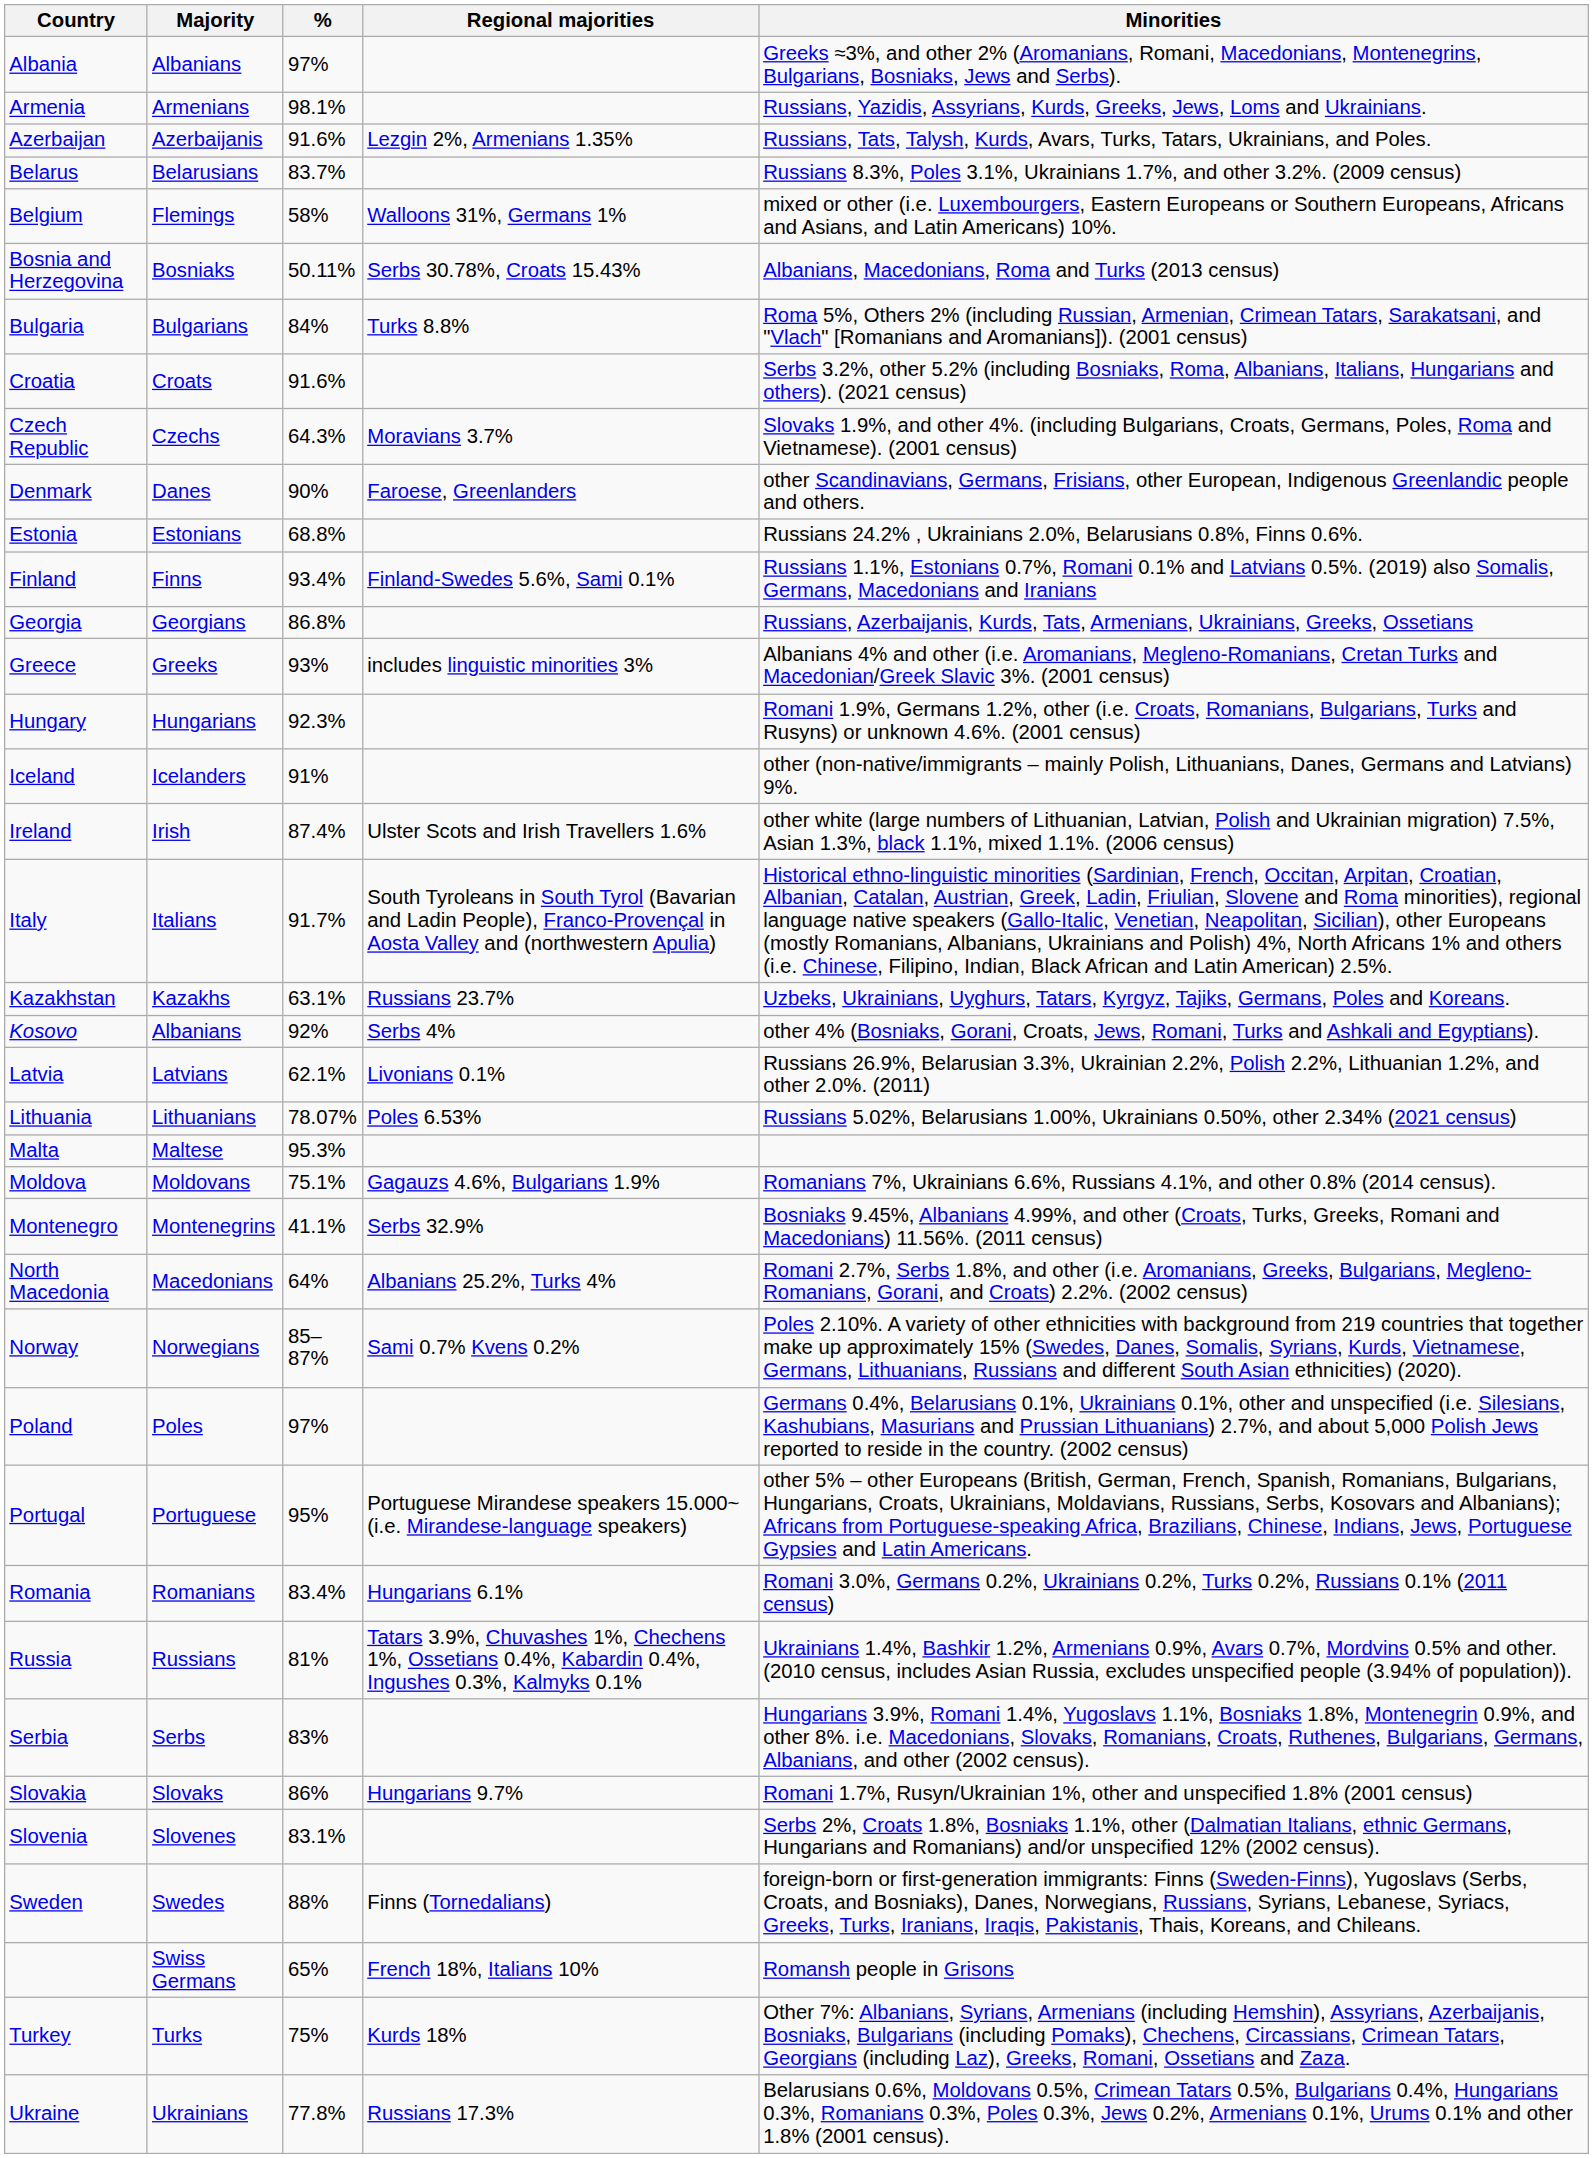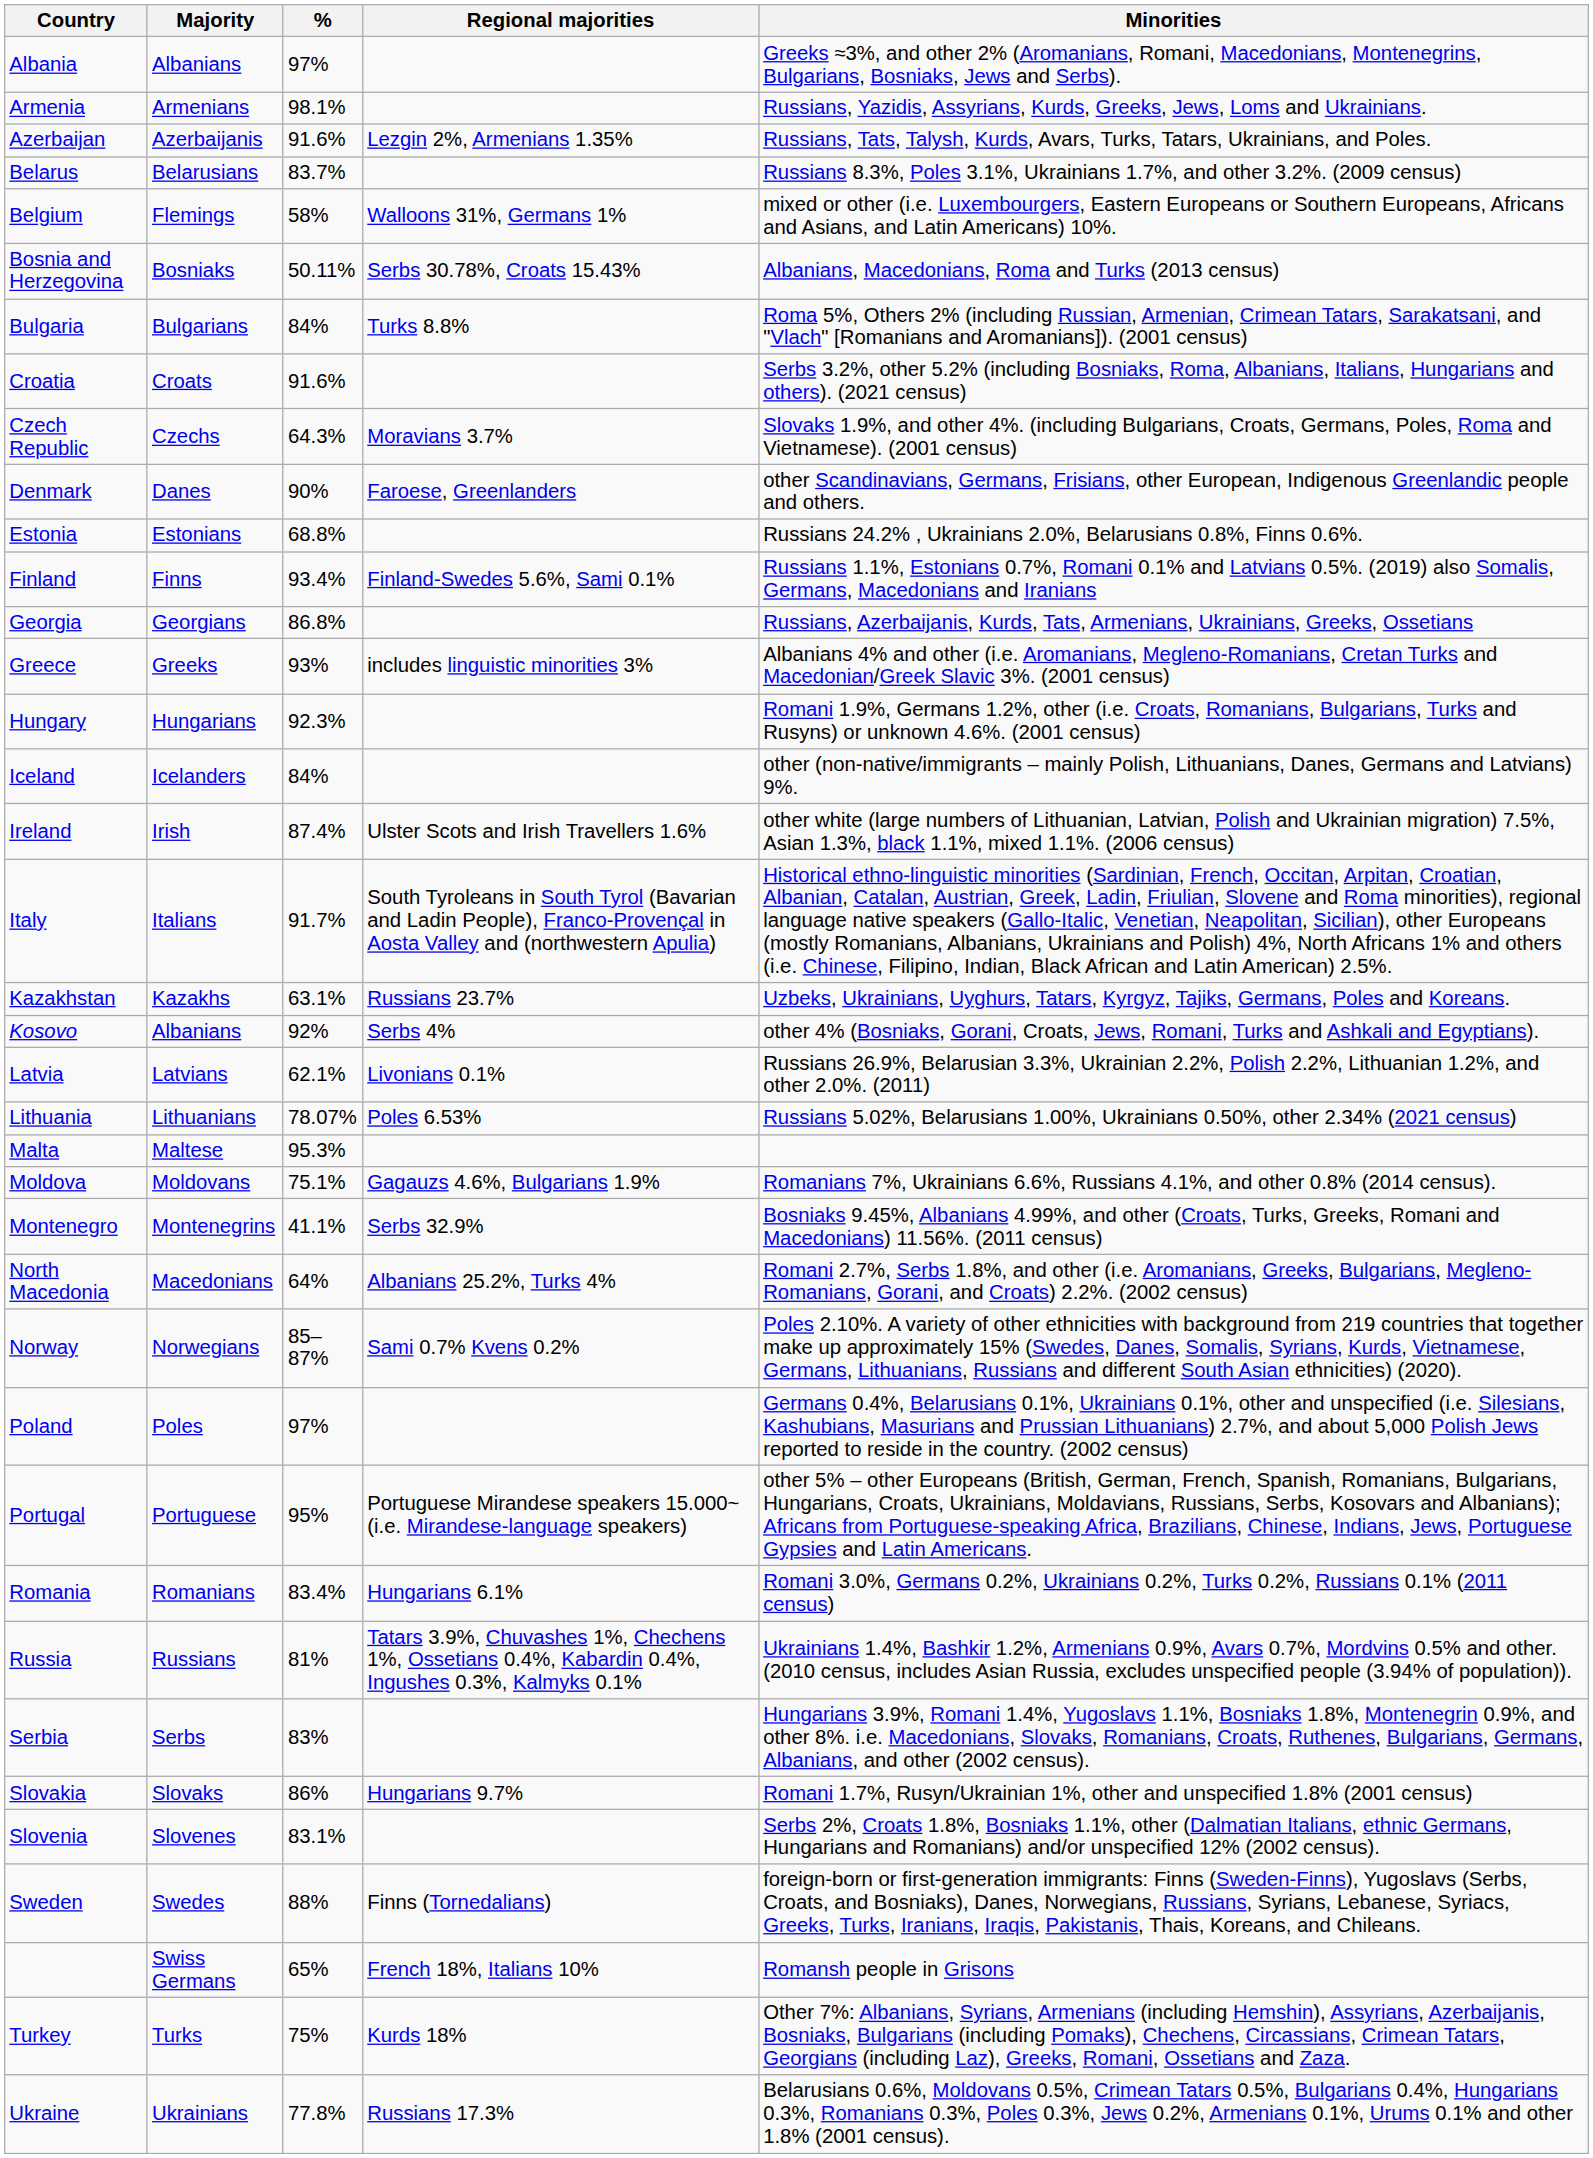(308, 776) 91% -> (308, 776) 84%
